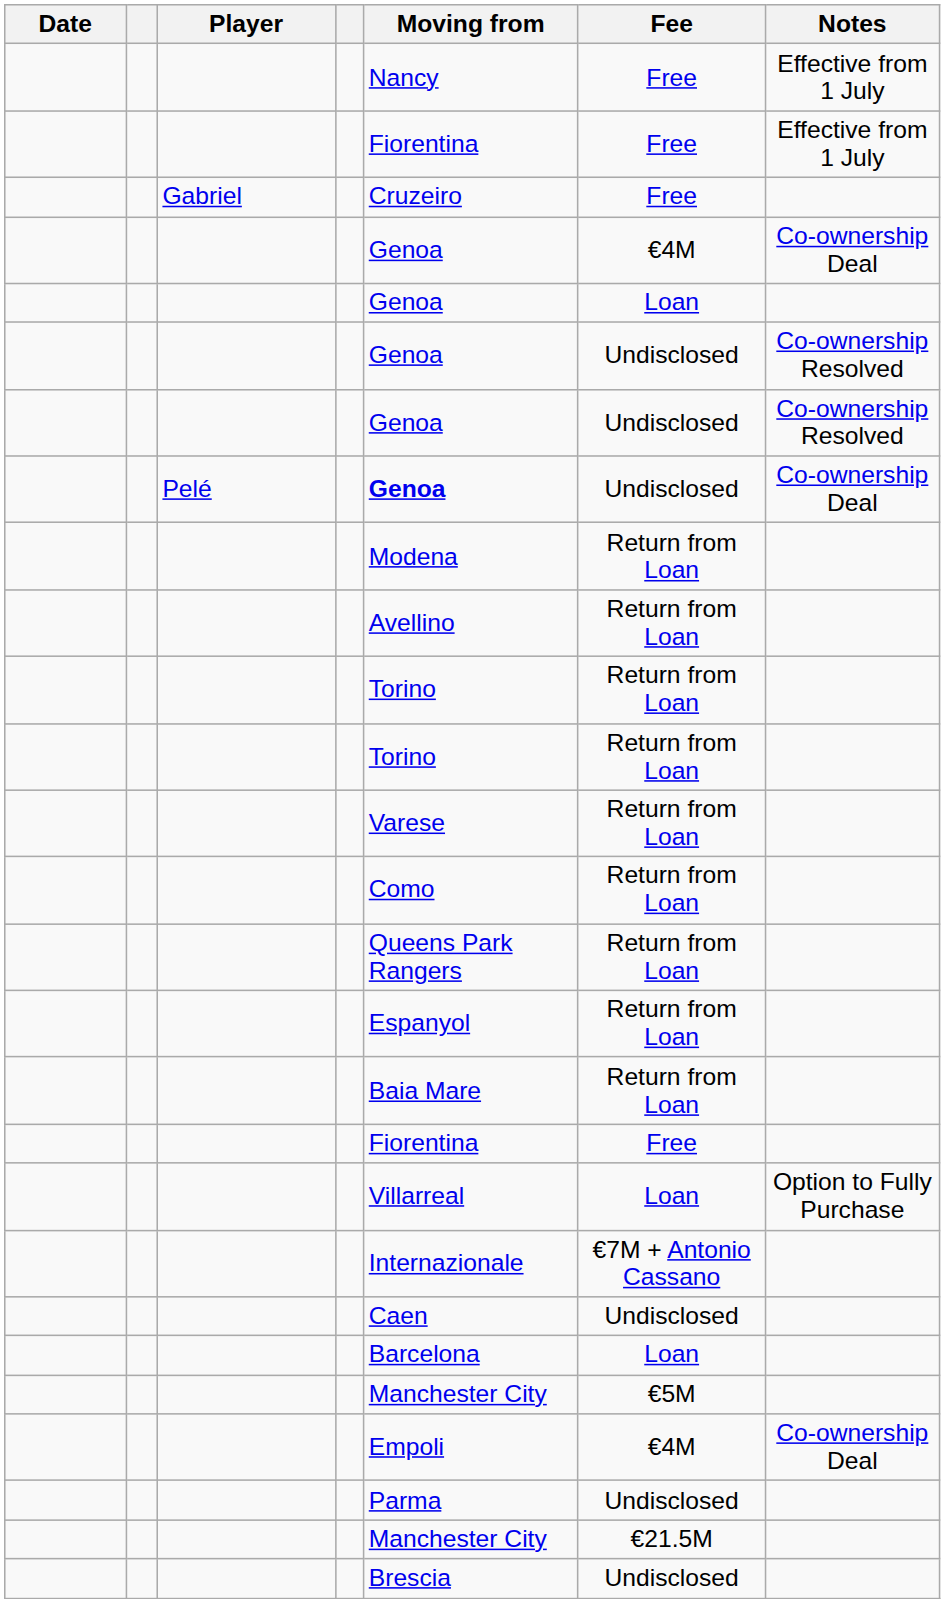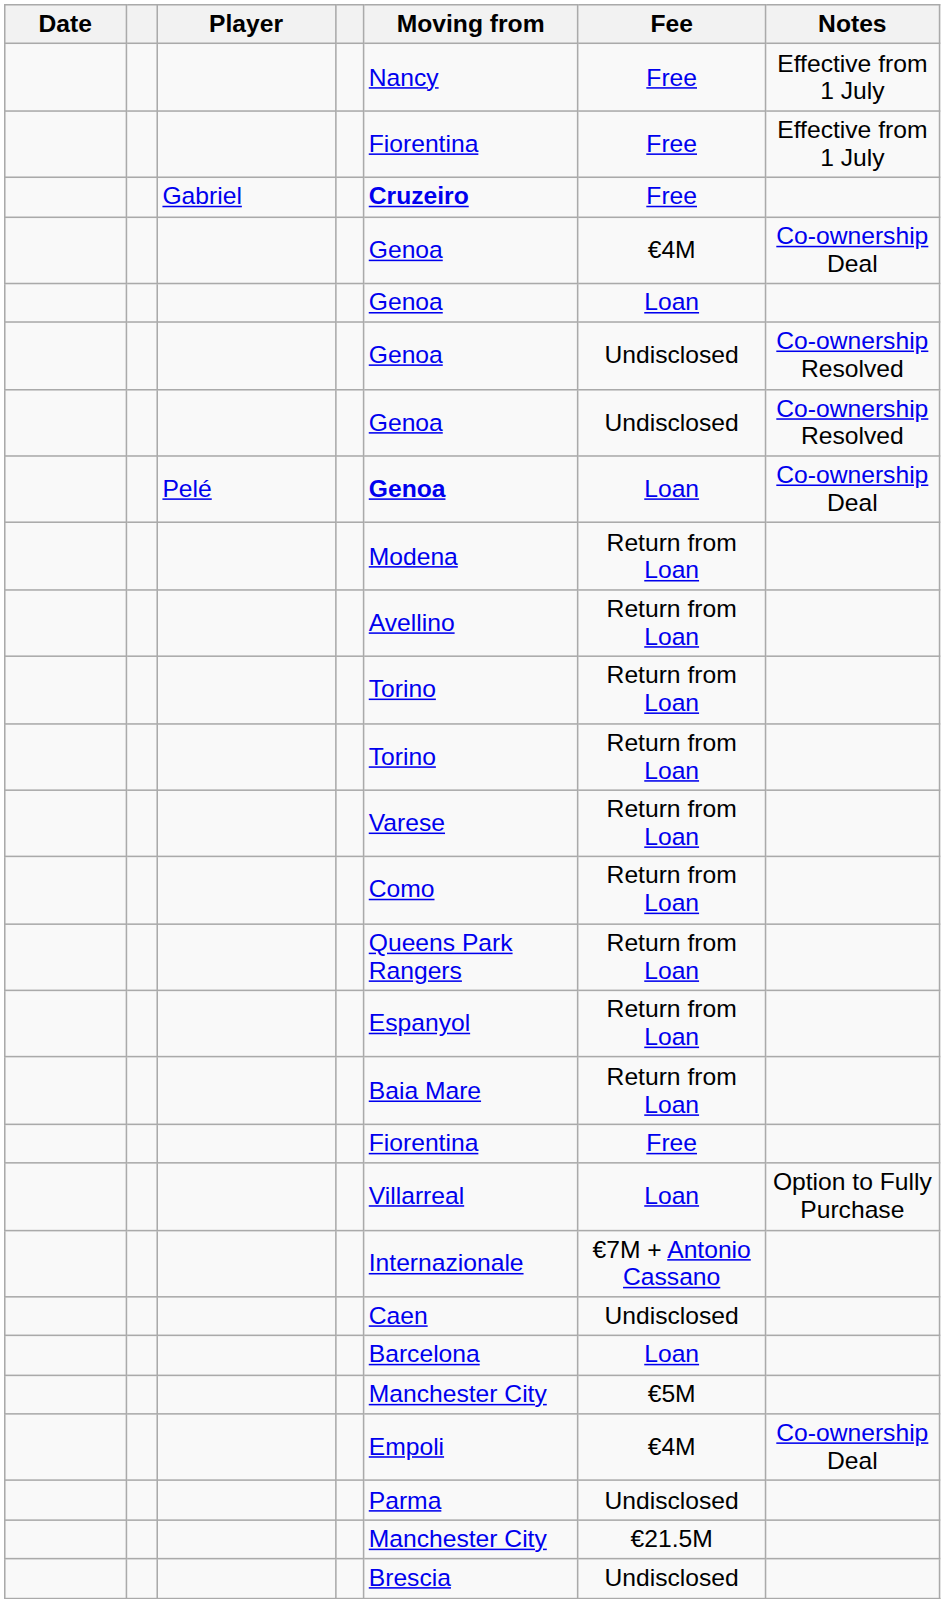(415, 196) normal -> (419, 196) bold
(672, 489) Undisclosed -> (672, 489) Loan
